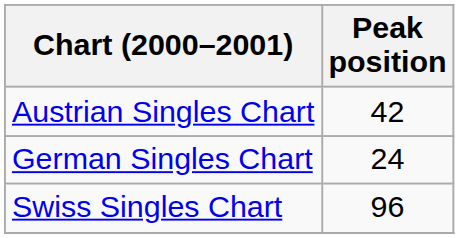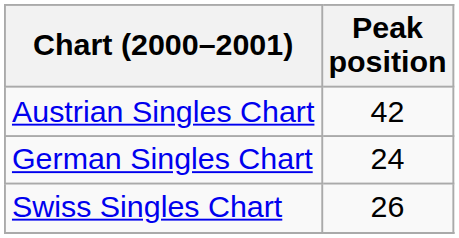(388, 207) 96 -> (388, 207) 26
